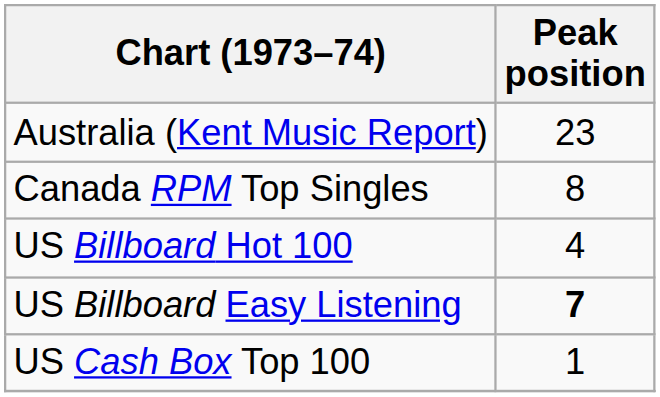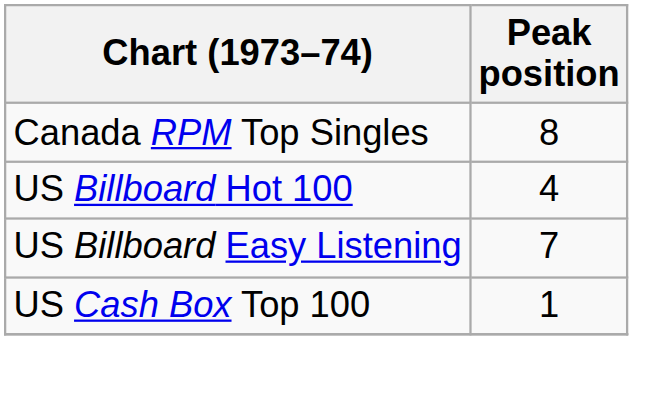- row: (251, 131)
(575, 304) bold -> (549, 246) normal
